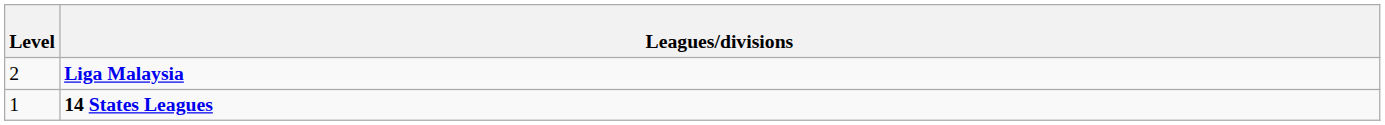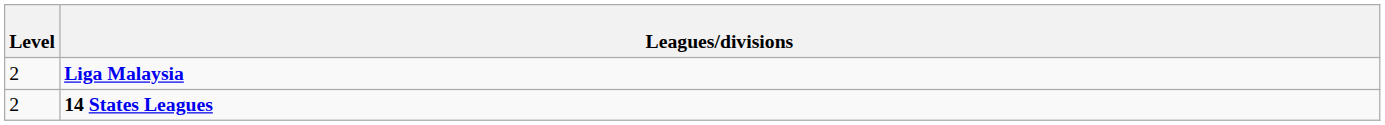(14, 104) 1 -> (14, 104) 2
